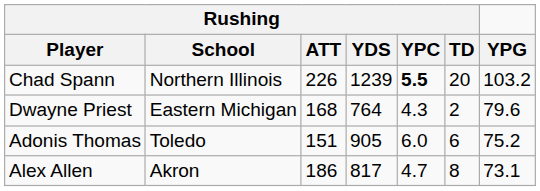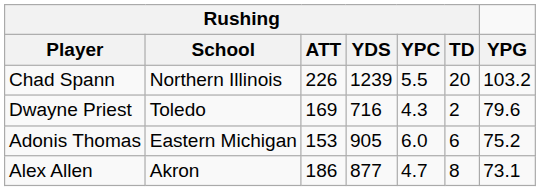(414, 79) bold -> (414, 79) normal
(223, 110) Eastern Michigan -> (178, 110) Toledo
(321, 110) 168 -> (321, 110) 169
(366, 110) 764 -> (366, 110) 716
(178, 140) Toledo -> (223, 140) Eastern Michigan
(321, 140) 151 -> (321, 140) 153
(366, 170) 817 -> (366, 170) 877
